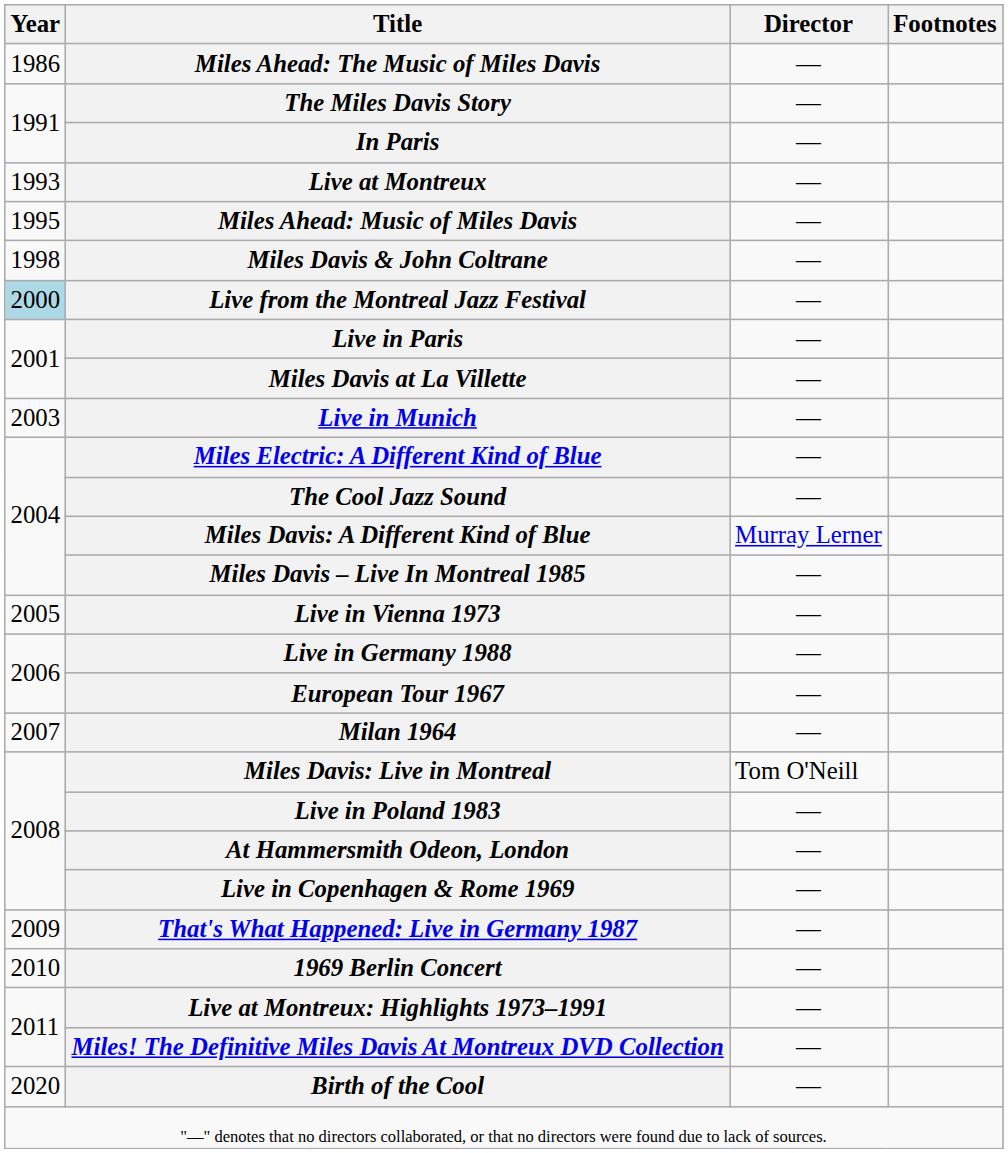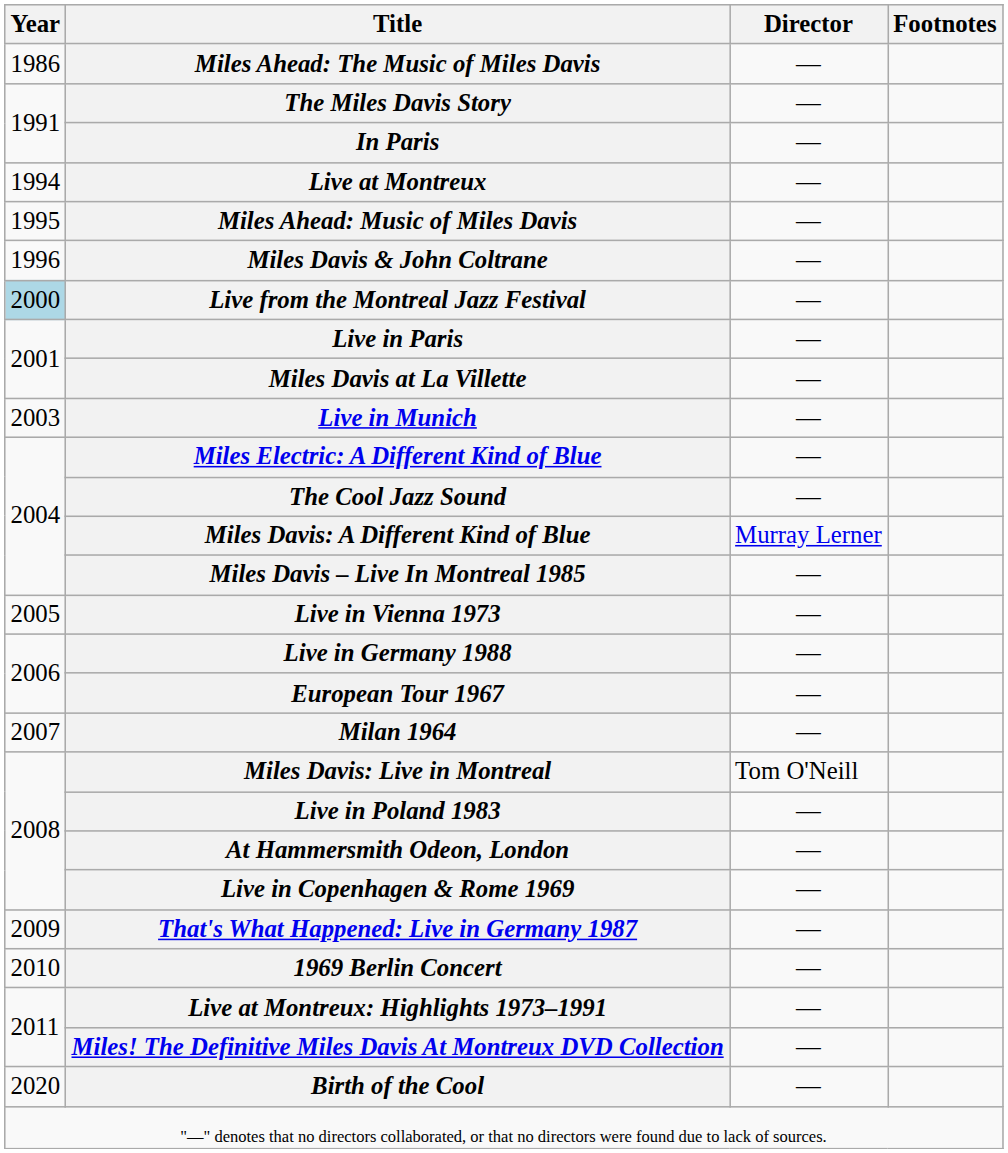(35, 181) 1993 -> (35, 181) 1994
(35, 260) 1998 -> (35, 260) 1996
